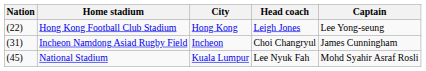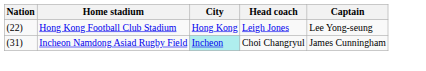(207, 43) no background -> (207, 43) paleturquoise background
- row: (74, 58)
